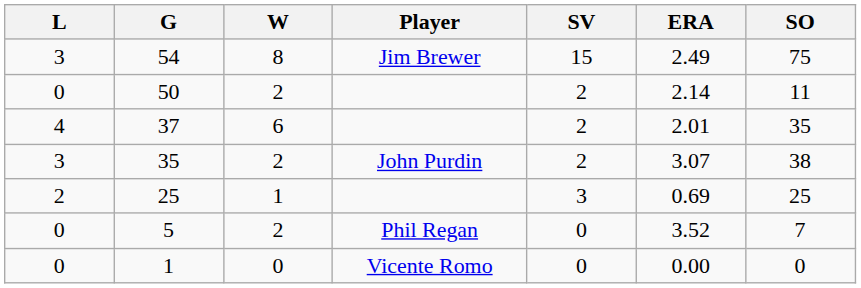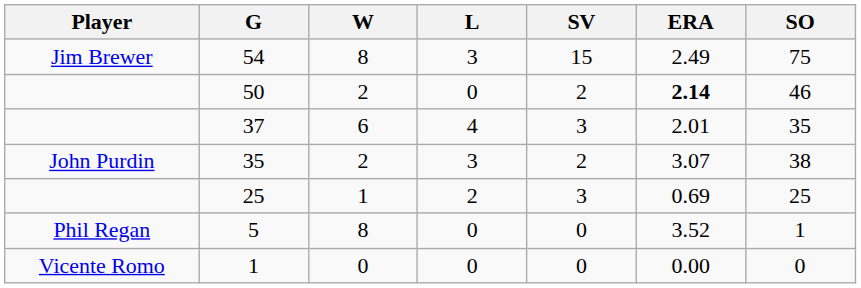columns swapped: (430, 21) <-> (59, 21)
(691, 91) normal -> (691, 91) bold
(800, 91) 11 -> (800, 91) 46
(581, 126) 2 -> (581, 126) 3
(278, 230) 2 -> (363, 230) 8
(800, 230) 7 -> (800, 230) 1
